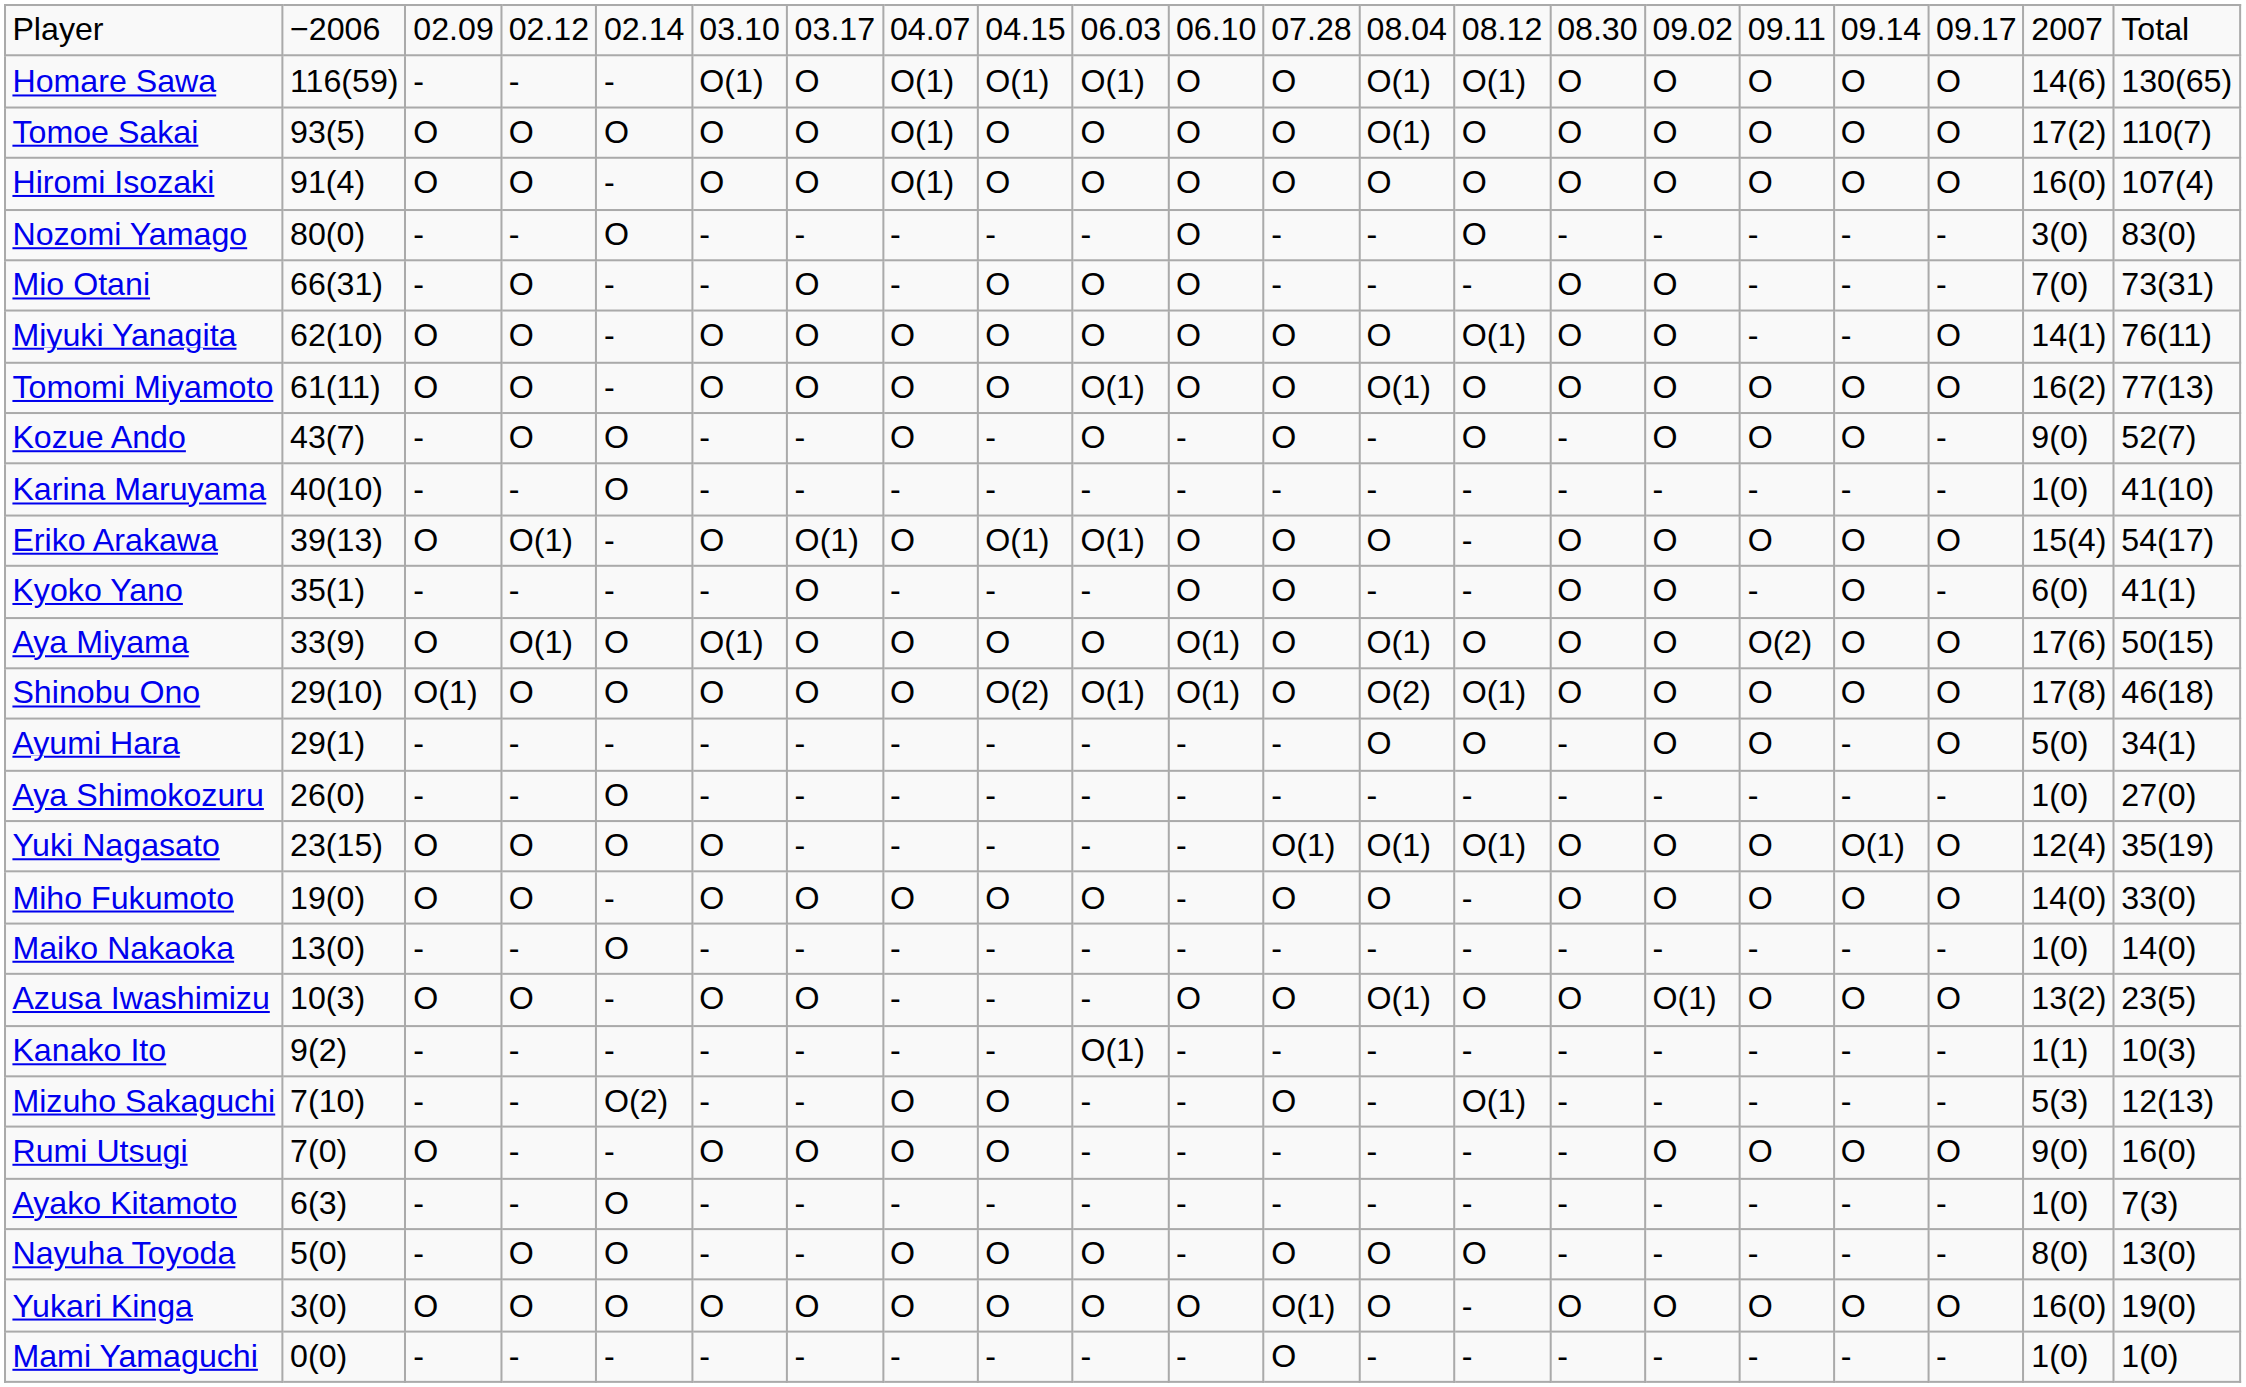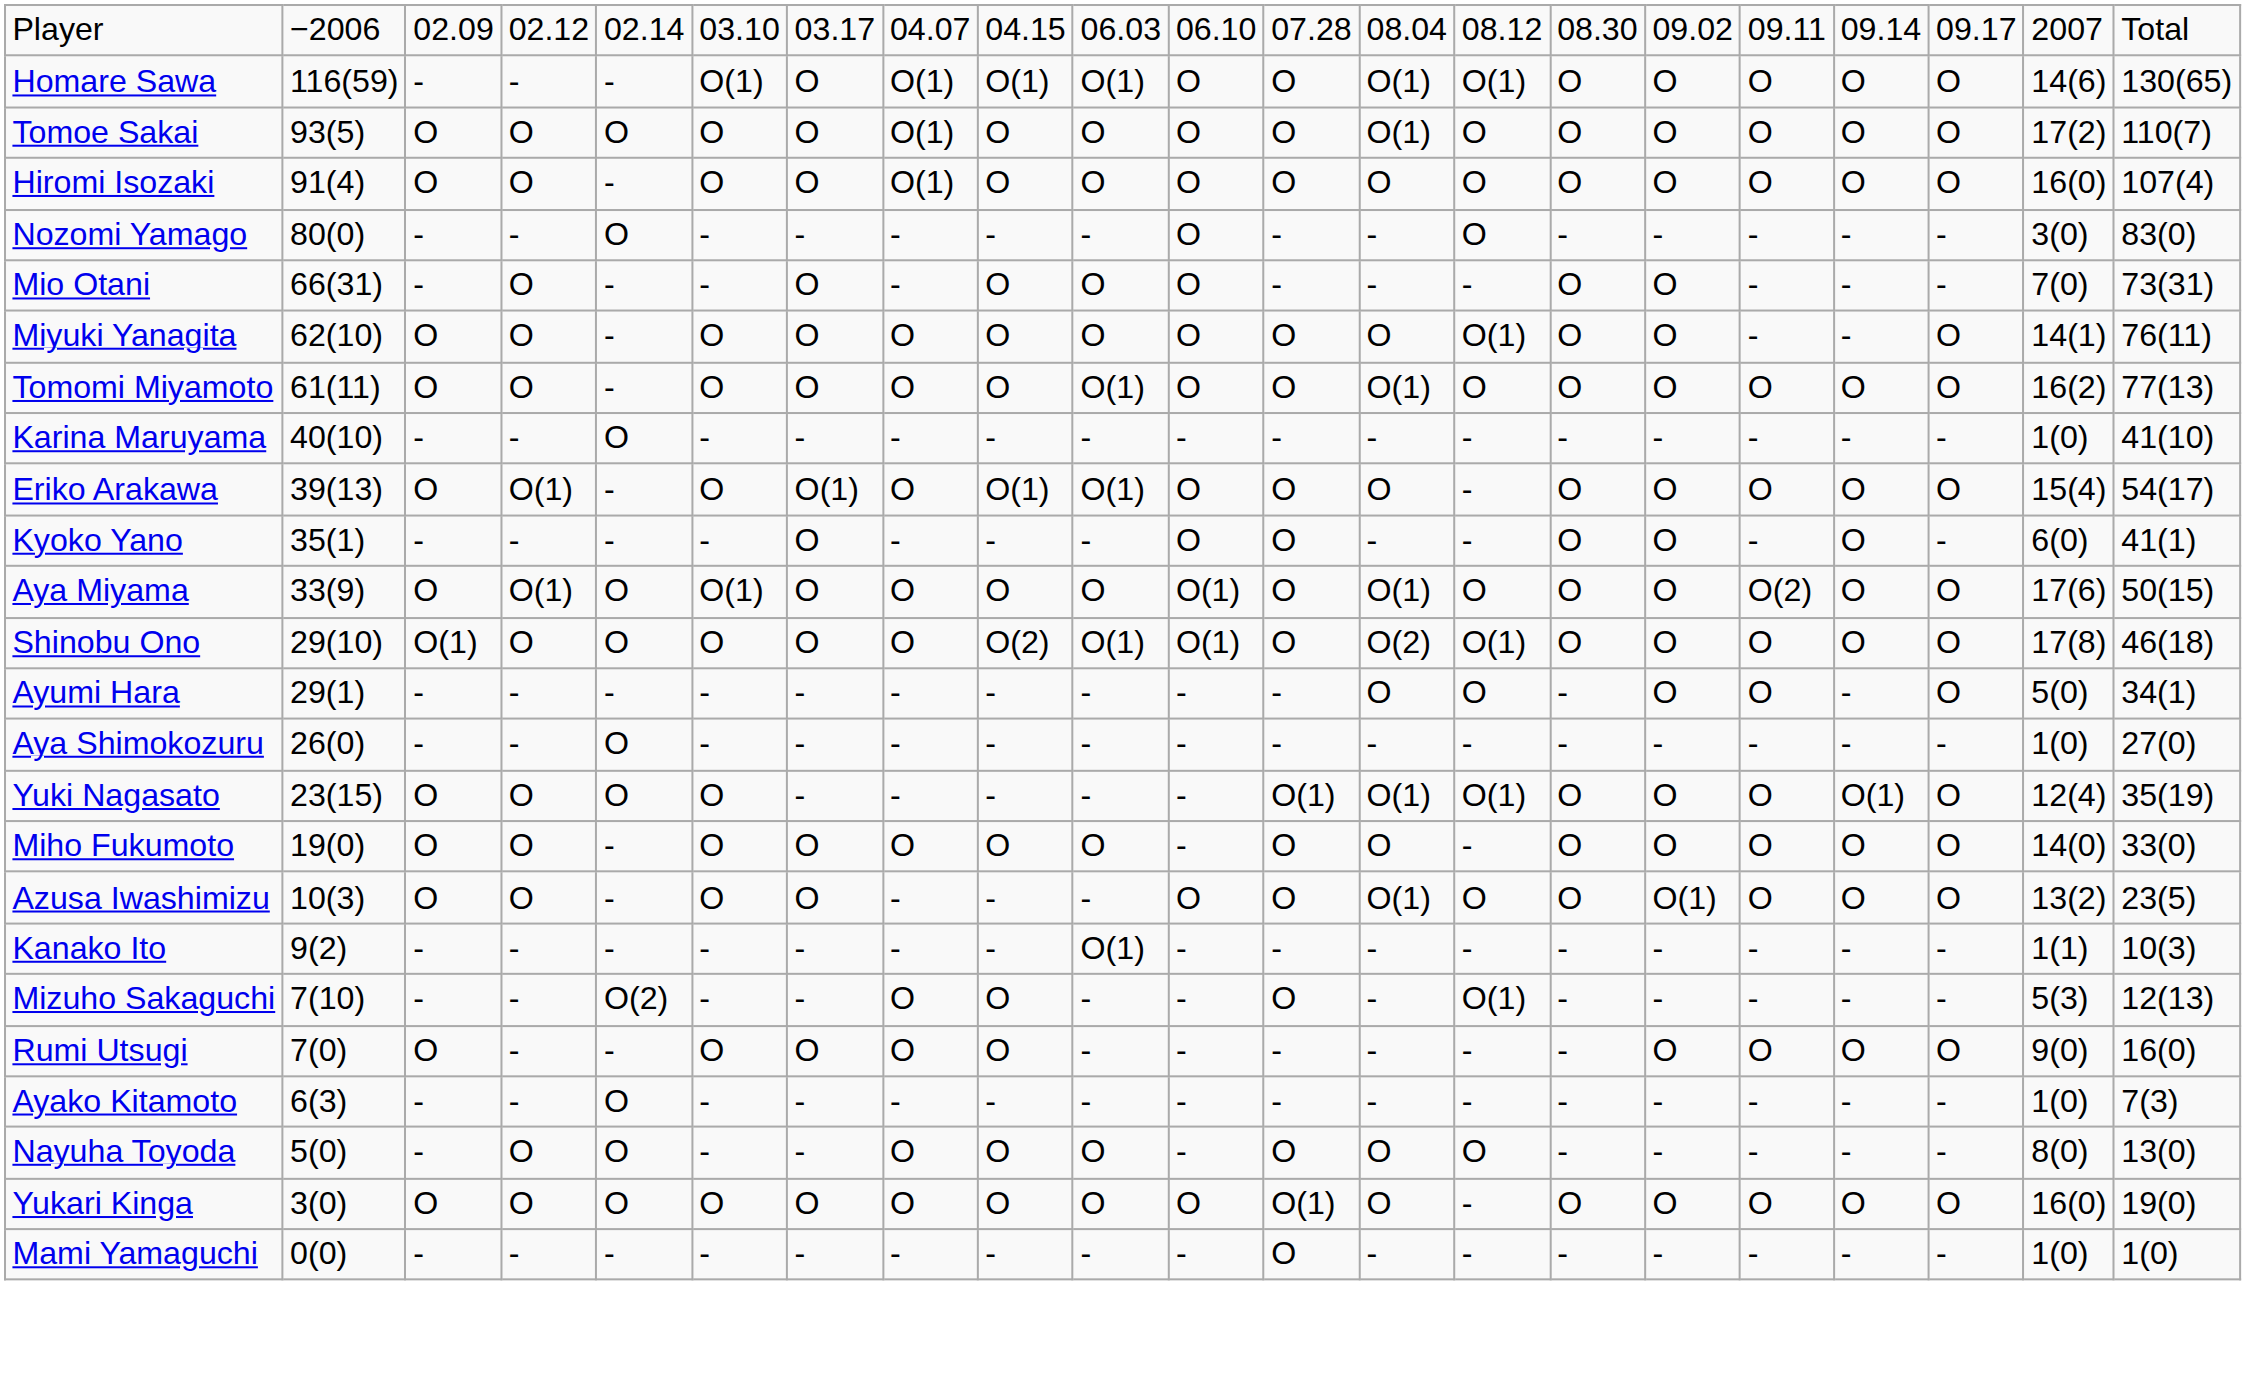- row: (99, 438)
- row: (123, 948)
